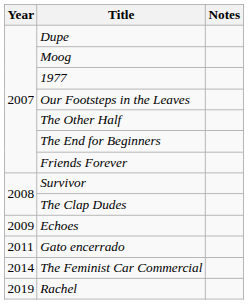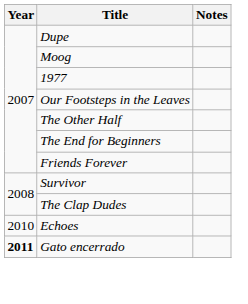(21, 225) 2009 -> (21, 225) 2010
(21, 246) normal -> (20, 246) bold
- row: (121, 267)
- row: (59, 288)
